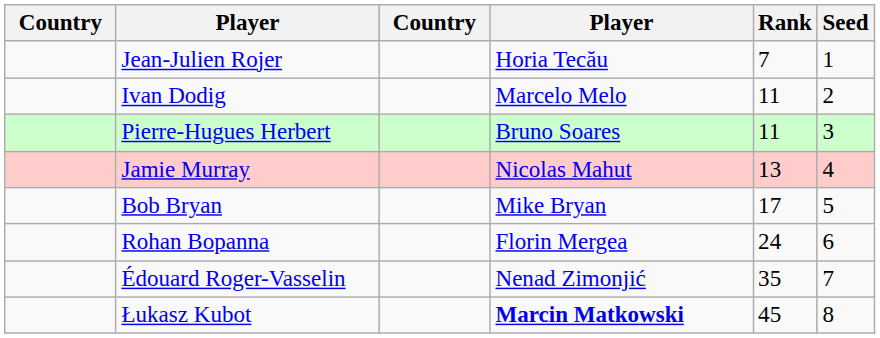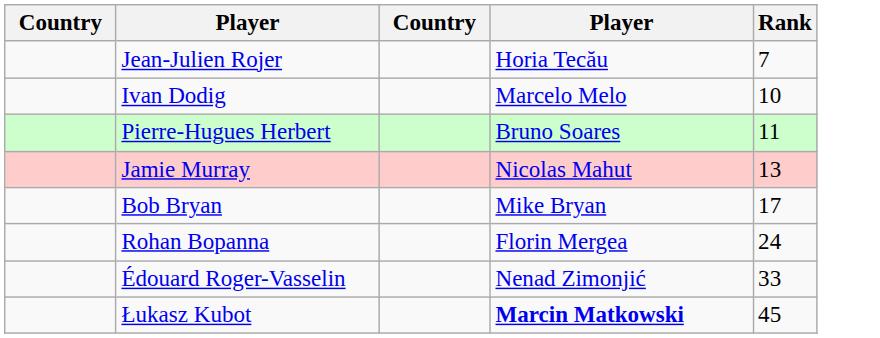- column: (846, 22)
(769, 95) 11 -> (770, 95) 10
(770, 278) 35 -> (770, 278) 33
